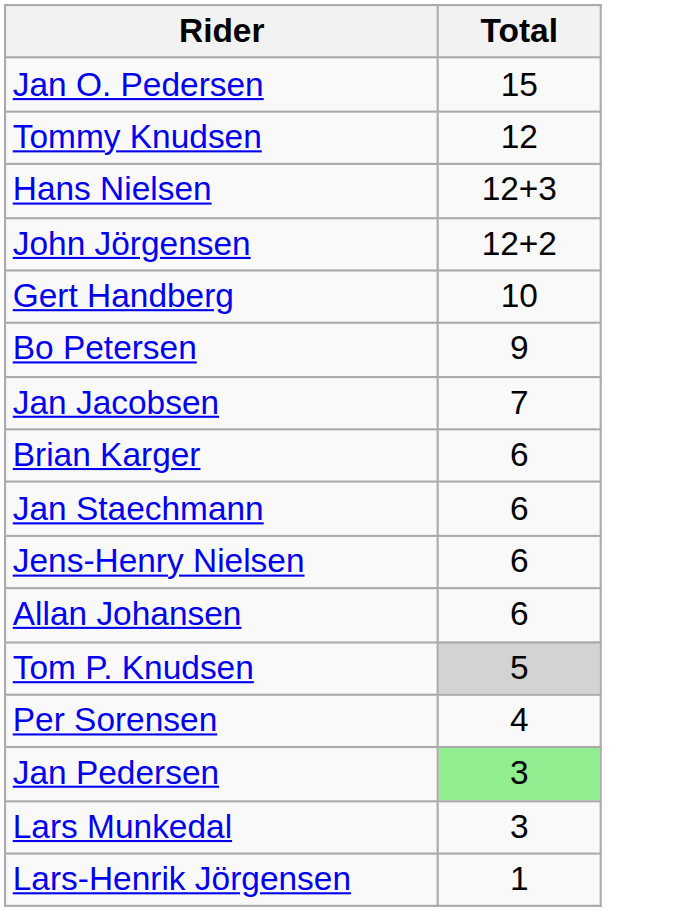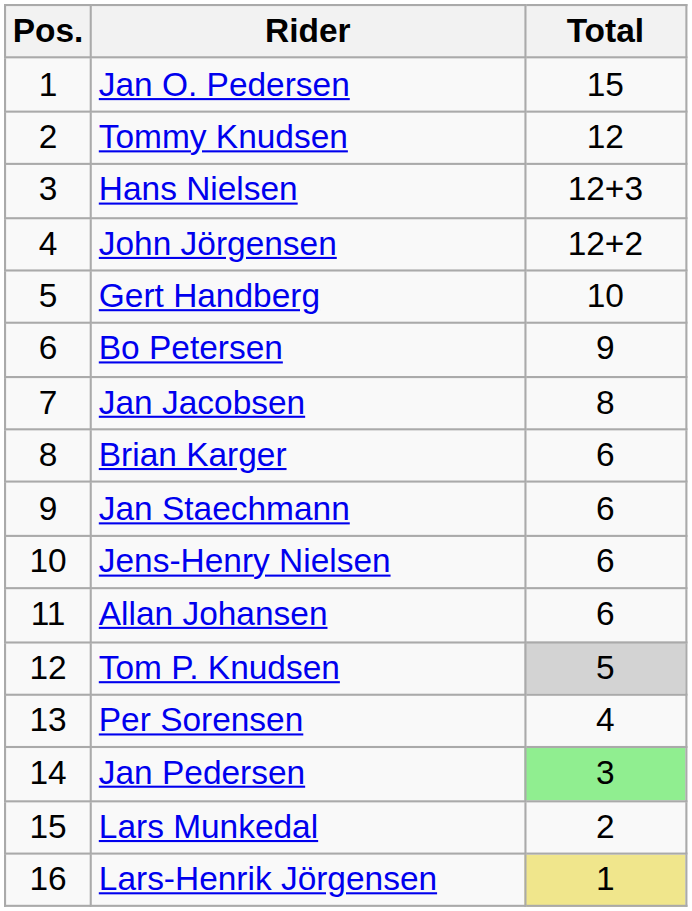+ column: (48, 31)
(519, 402) 7 -> (605, 402) 8
(519, 826) 3 -> (605, 826) 2
(519, 879) no background -> (605, 879) khaki background
